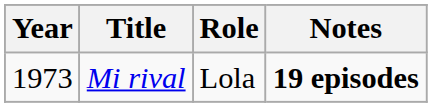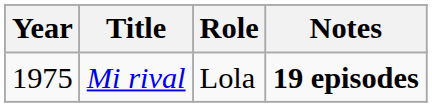(42, 76) 1973 -> (42, 76) 1975
